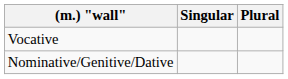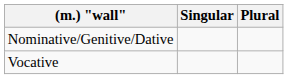rows swapped: (91, 62) <-> (33, 39)
